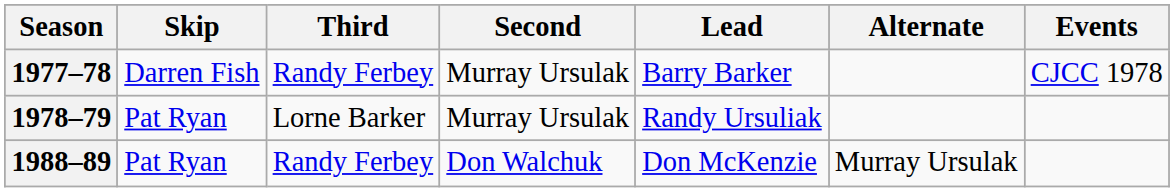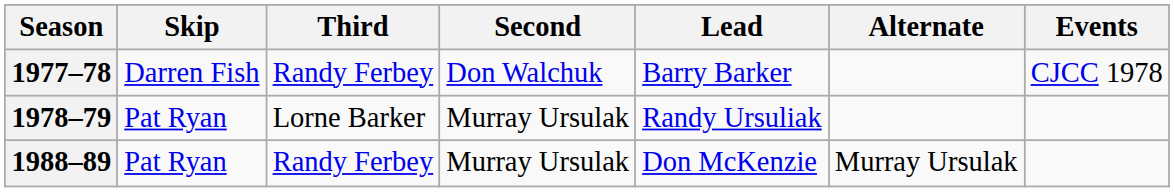(538, 72) Murray Ursulak -> (524, 72) Don Walchuk
(524, 162) Don Walchuk -> (538, 162) Murray Ursulak
